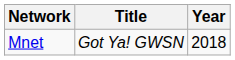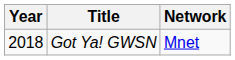columns swapped: (209, 17) <-> (39, 17)
